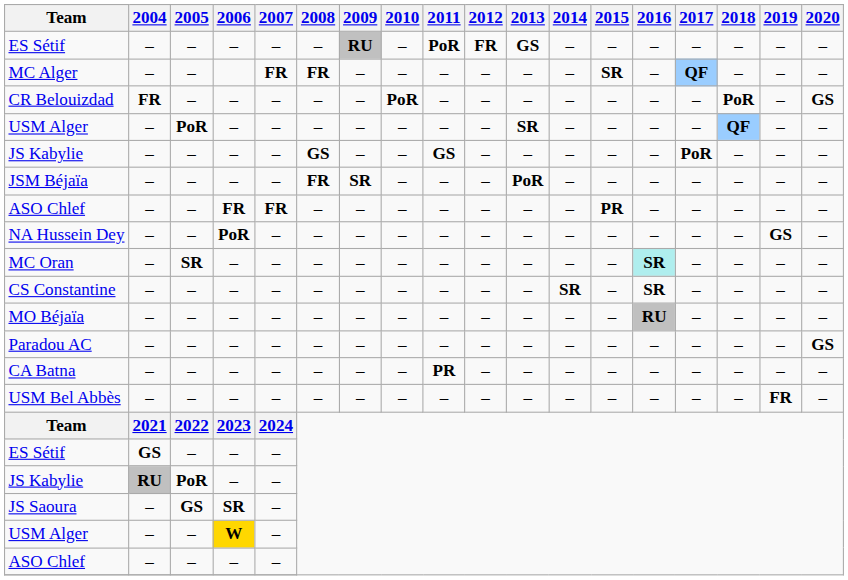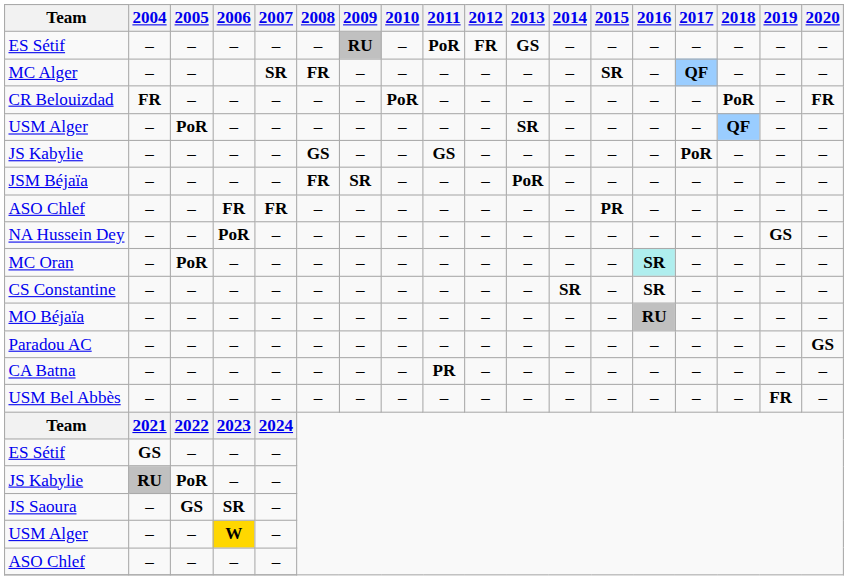(276, 72) FR -> (276, 72) SR
(823, 99) GS -> (823, 99) FR
(192, 262) SR -> (192, 262) PoR
